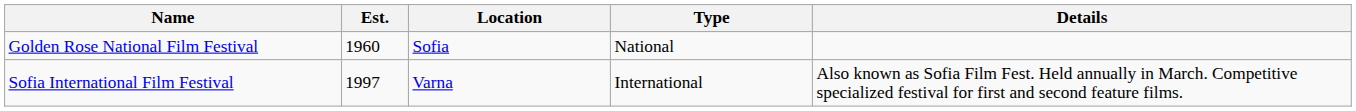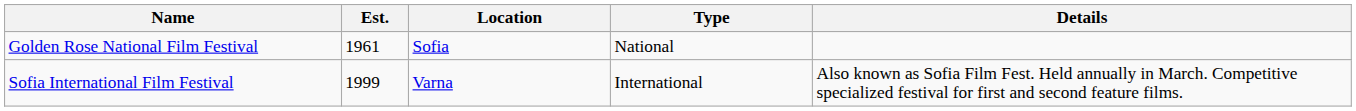(362, 45) 1960 -> (362, 45) 1961
(362, 82) 1997 -> (362, 82) 1999
